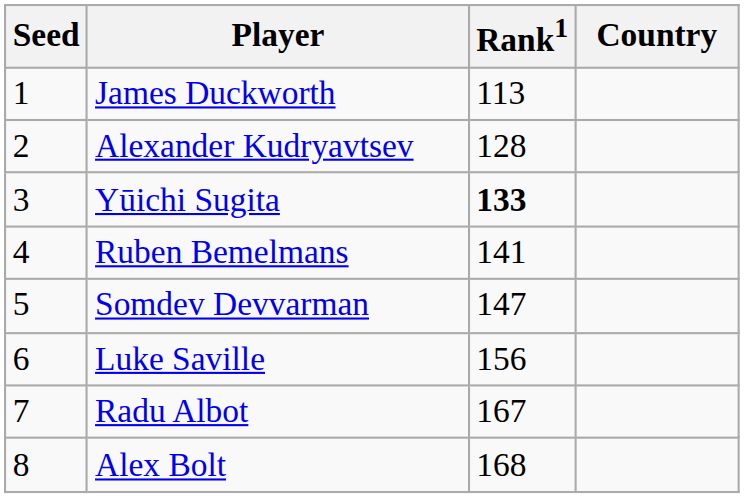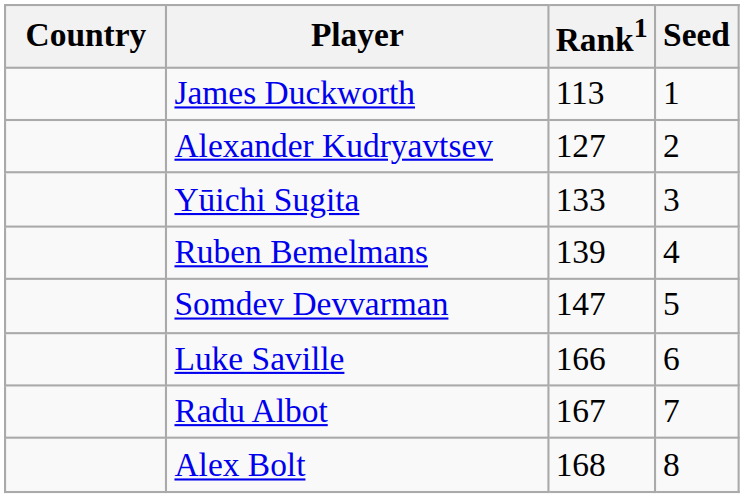columns swapped: (657, 35) <-> (46, 35)
(501, 146) 128 -> (581, 146) 127
(501, 199) bold -> (581, 199) normal
(501, 252) 141 -> (581, 252) 139
(501, 358) 156 -> (581, 358) 166
